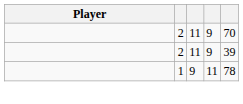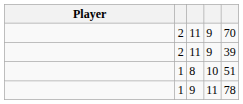+ row: (192, 71)
